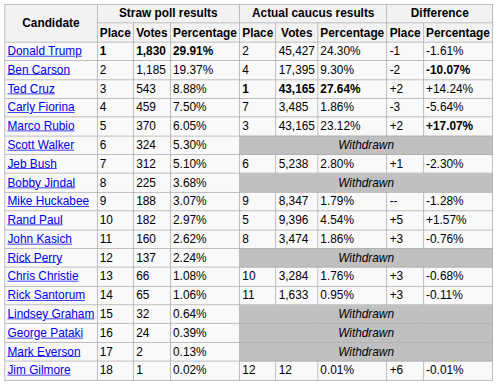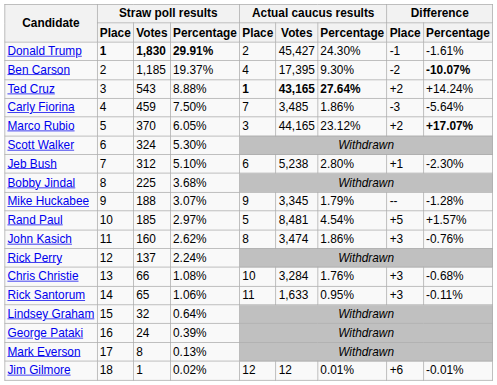(297, 126) 43,165 -> (297, 126) 44,165
(294, 201) 8,347 -> (294, 201) 3,345
(146, 220) 182 -> (146, 220) 185
(294, 220) 9,396 -> (294, 220) 8,481
(139, 351) 2 -> (139, 351) 8
